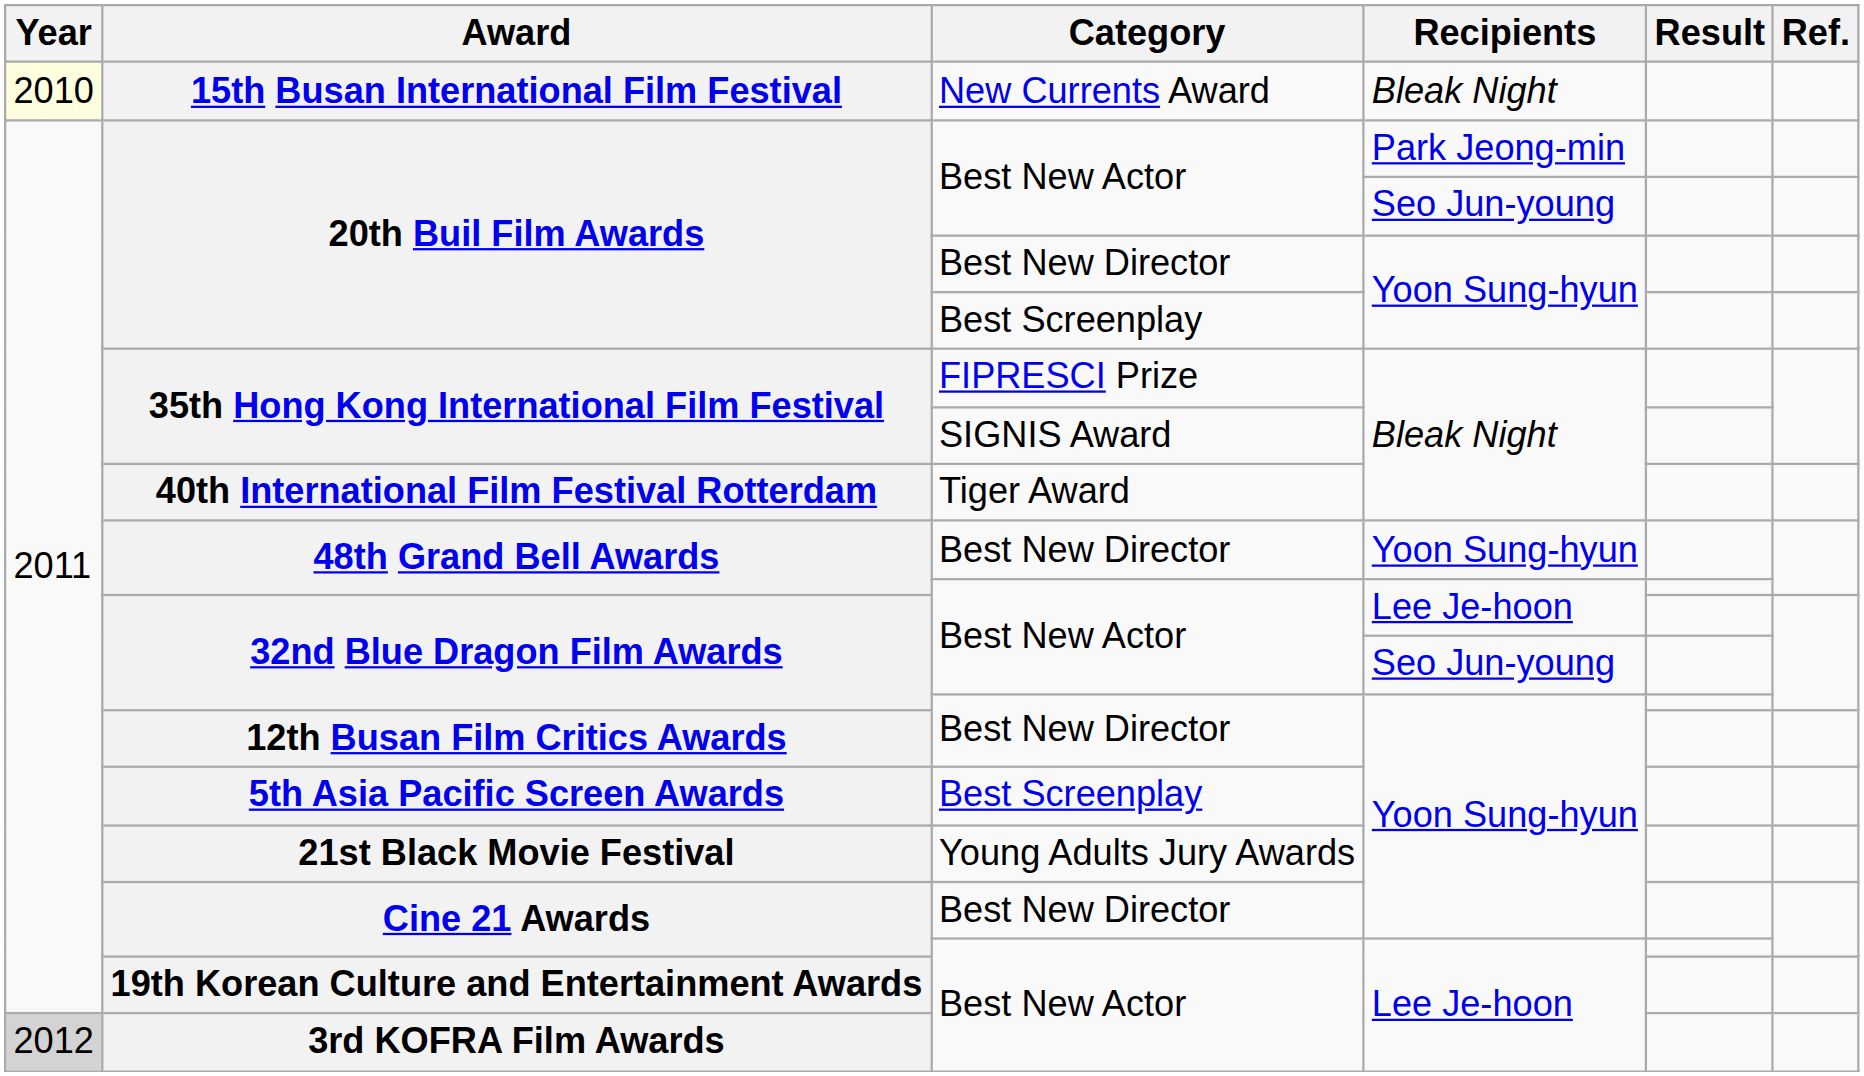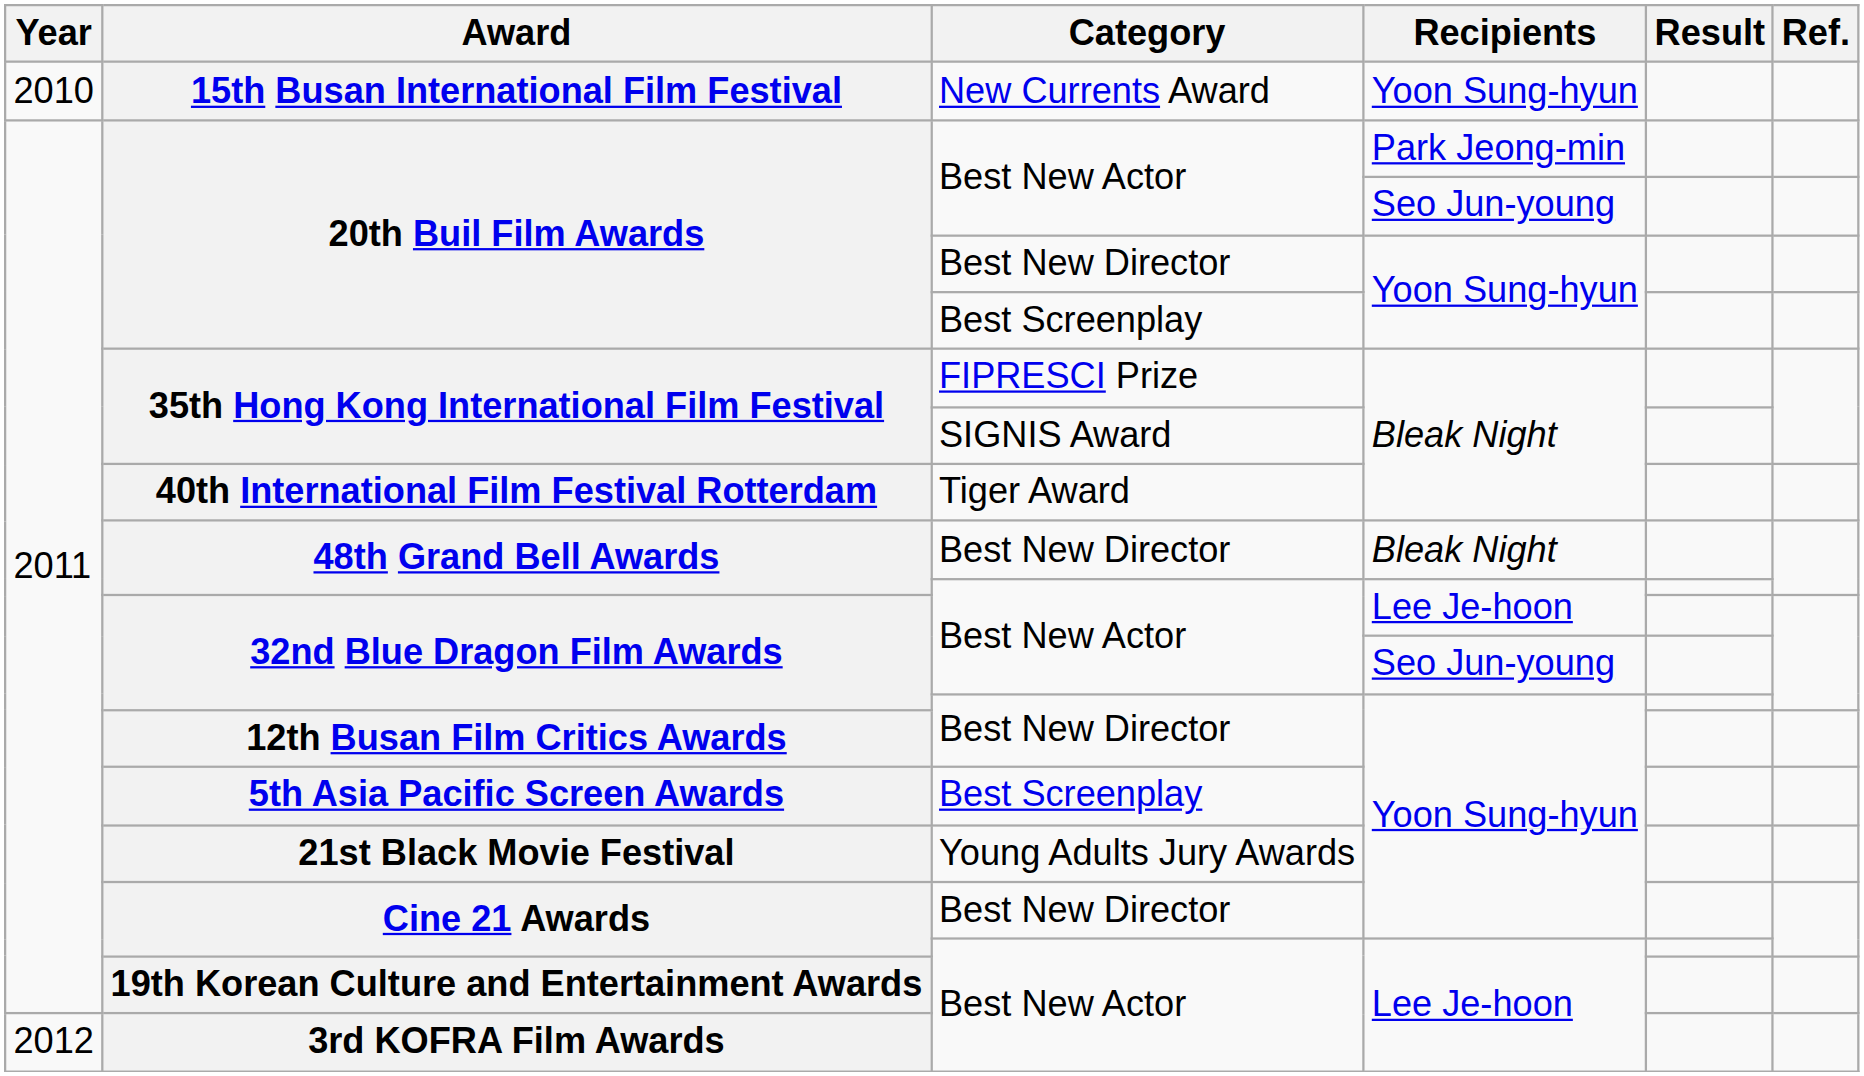(54, 90) lightyellow background -> (54, 90) no background
(1464, 90) Bleak Night -> (1505, 90) Yoon Sung-hyun
(1505, 549) Yoon Sung-hyun -> (1464, 549) Bleak Night
(54, 1041) lightgrey background -> (54, 1041) no background
